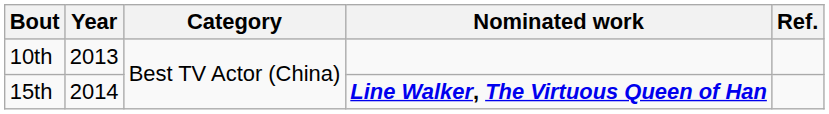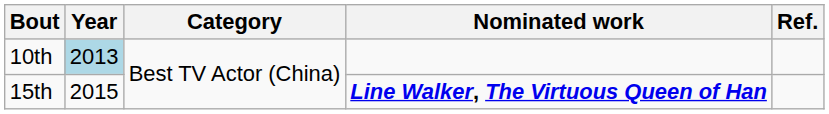(94, 56) no background -> (94, 56) lightblue background
(94, 91) 2014 -> (94, 91) 2015
